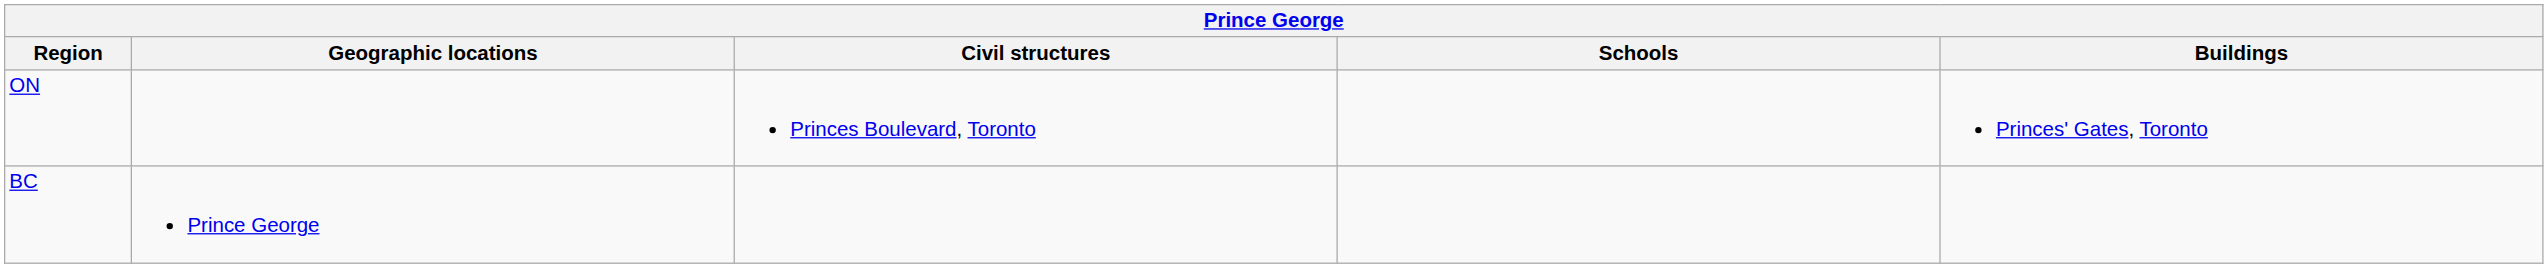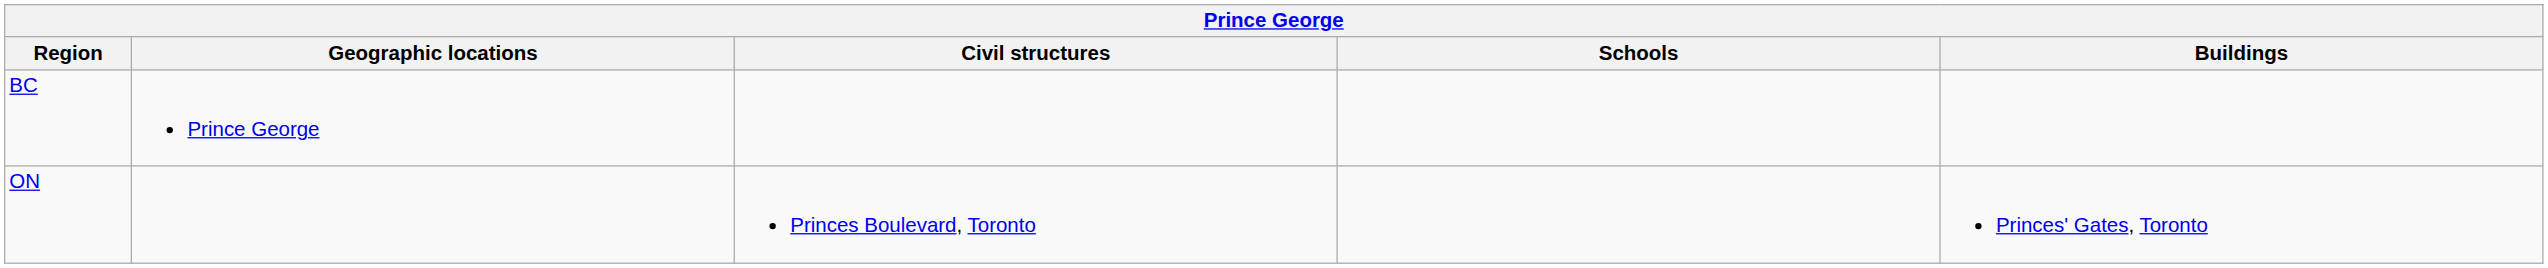rows swapped: (24, 182) <-> (25, 85)
